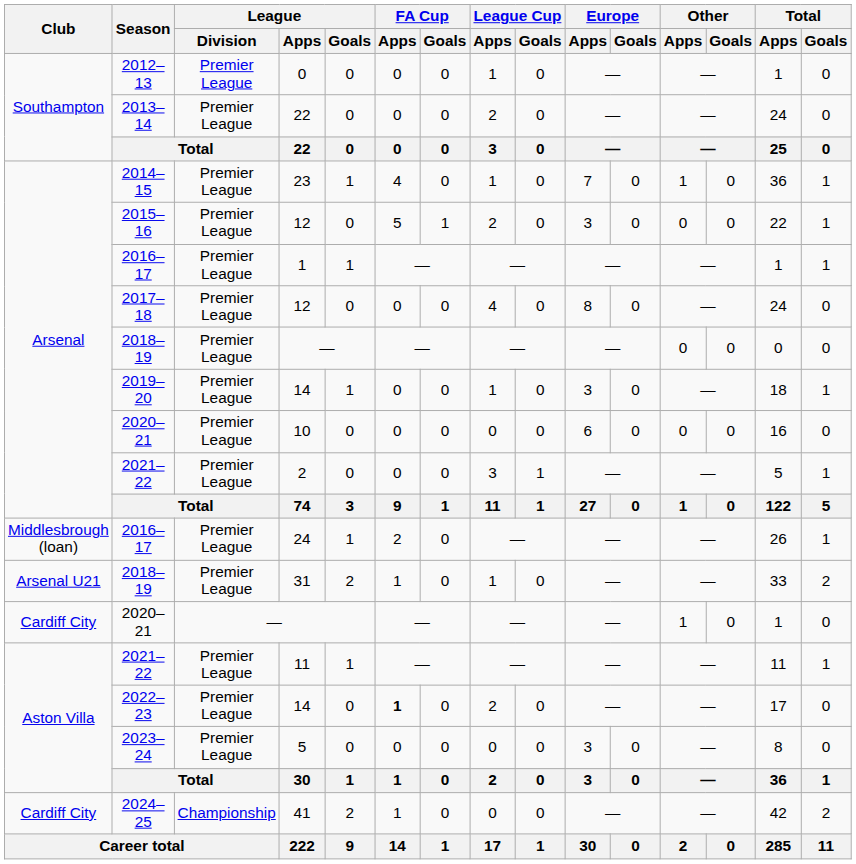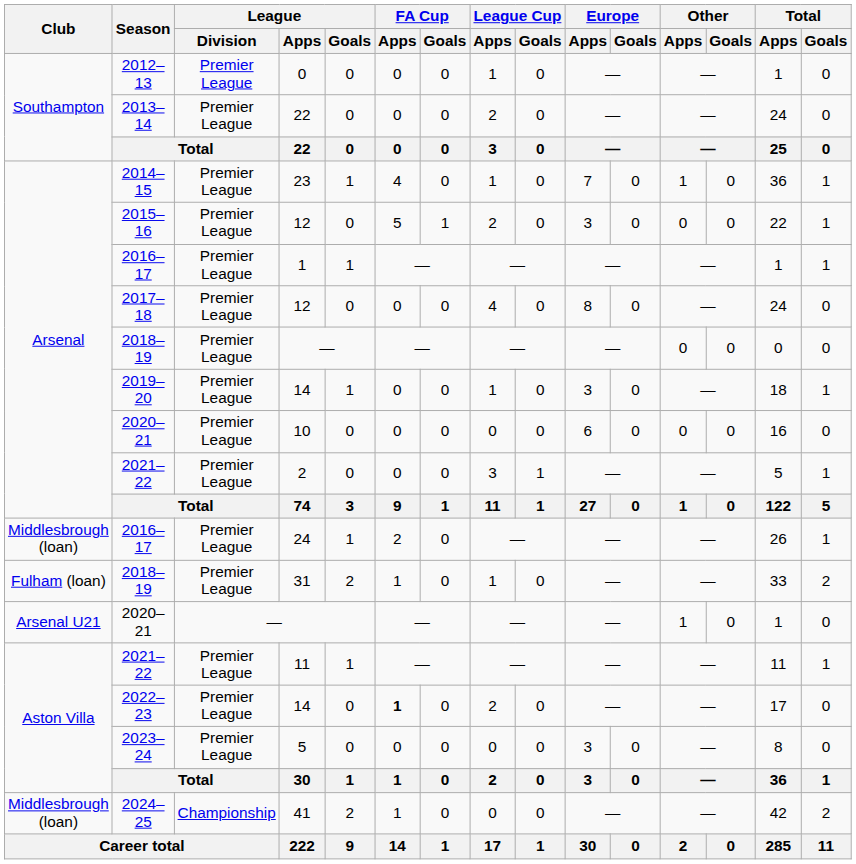(58, 580) Arsenal U21 -> (58, 580) Fulham (loan)
(58, 622) Cardiff City -> (58, 622) Arsenal U21
(58, 813) Cardiff City -> (58, 813) Middlesbrough (loan)
